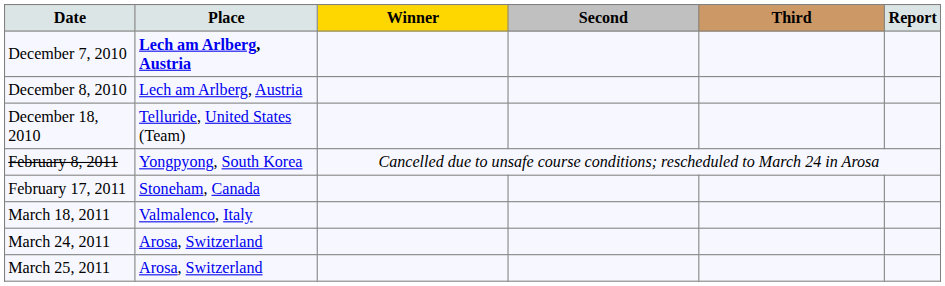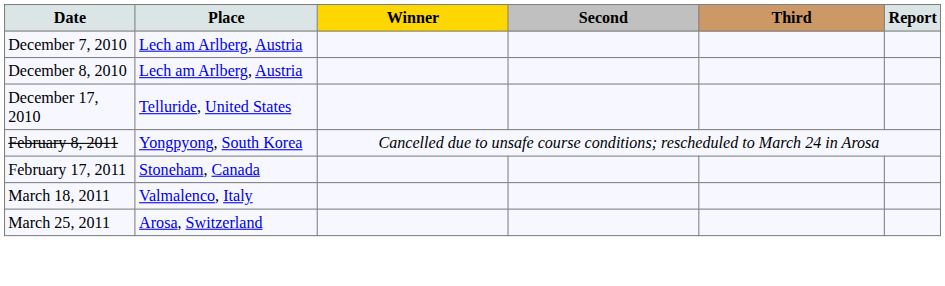(200, 53) bold -> (221, 44) normal
+ row: (53, 106)
- row: (53, 125)
- row: (59, 241)
